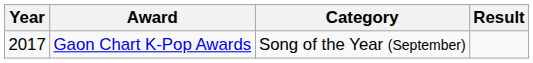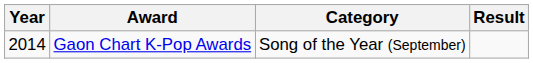(27, 44) 2017 -> (27, 44) 2014
